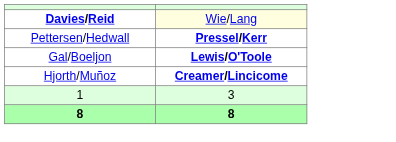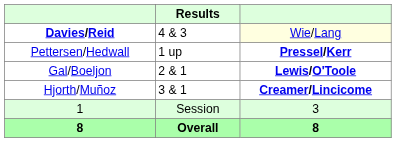+ column: (198, 13)
